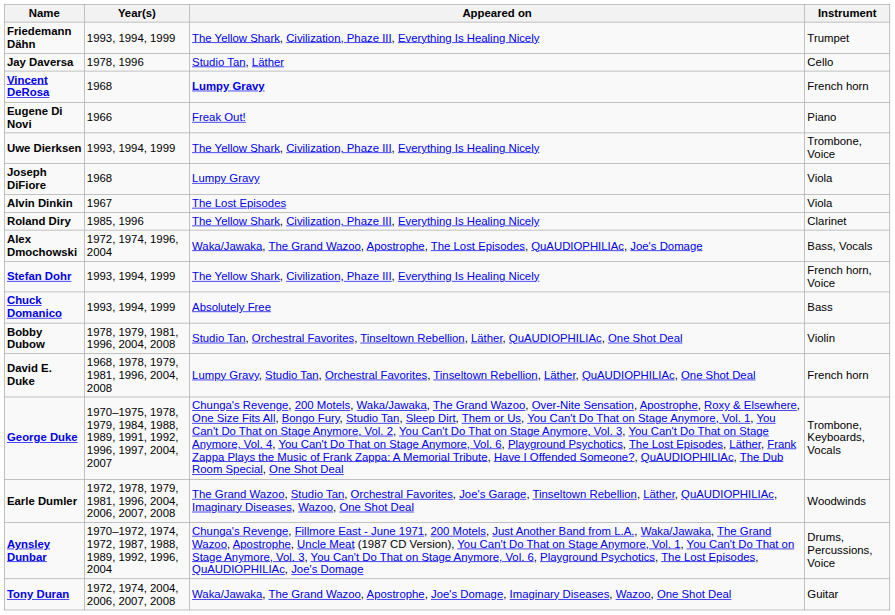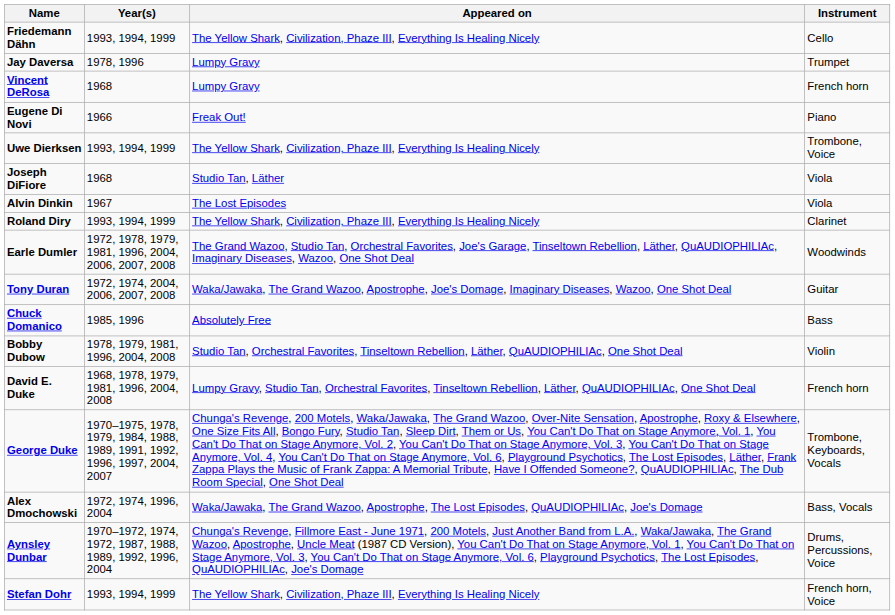(828, 37) Trumpet -> (820, 37) Cello
(238, 62) Studio Tan, Läther -> (226, 62) Lumpy Gravy
(820, 62) Cello -> (828, 62) Trumpet
(228, 86) bold -> (226, 86) normal
(226, 179) Lumpy Gravy -> (238, 179) Studio Tan, Läther
(115, 221) 1985, 1996 -> (131, 221) 1993, 1994, 1999
rows swapped: (42, 245) <-> (42, 501)
rows swapped: (39, 276) <-> (38, 594)
(131, 307) 1993, 1994, 1999 -> (115, 320) 1985, 1996
